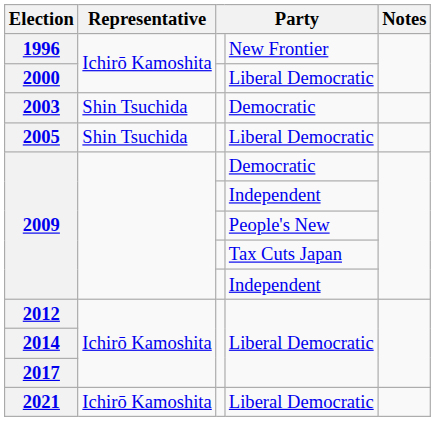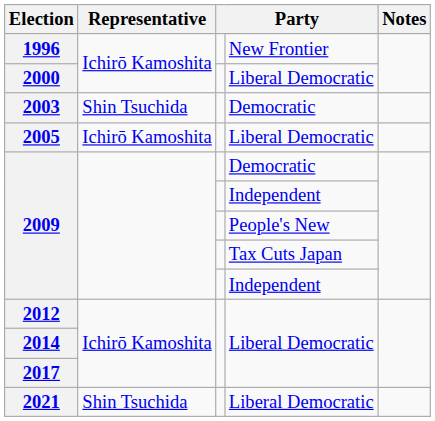(135, 136) Shin Tsuchida -> (147, 136) Ichirō Kamoshita
(147, 401) Ichirō Kamoshita -> (135, 401) Shin Tsuchida
